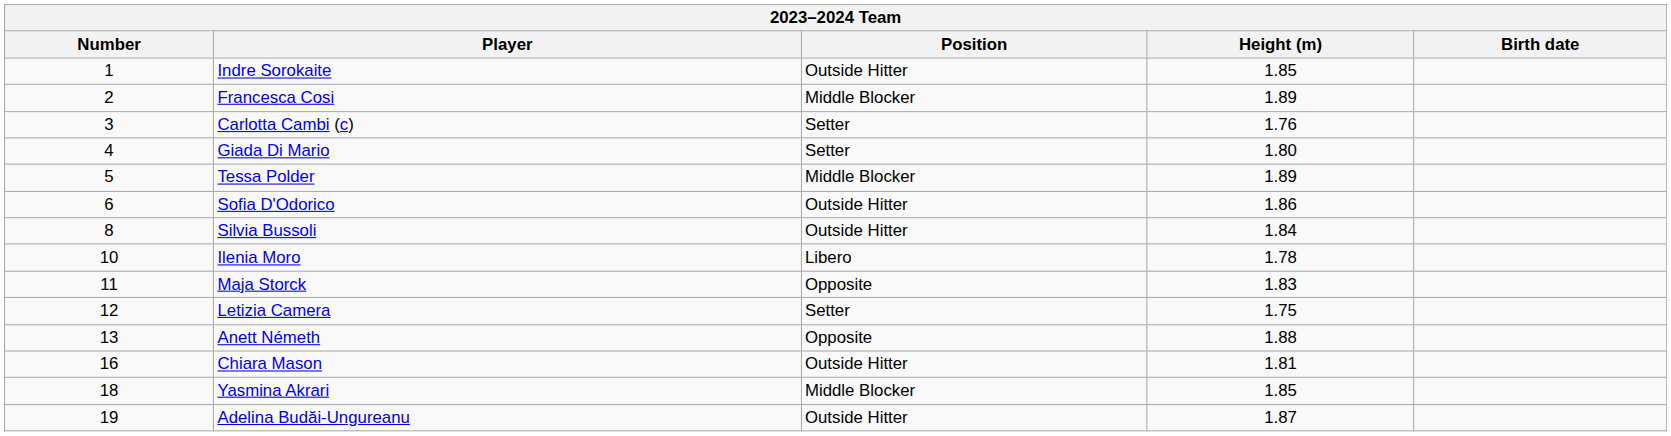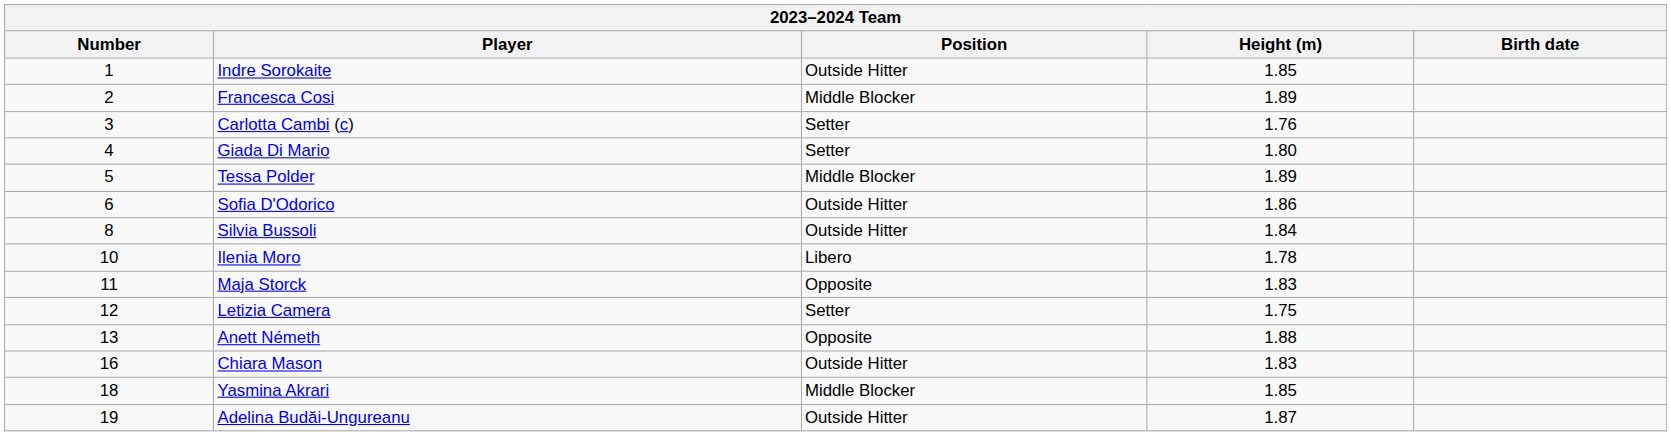(1280, 364) 1.81 -> (1280, 364) 1.83
